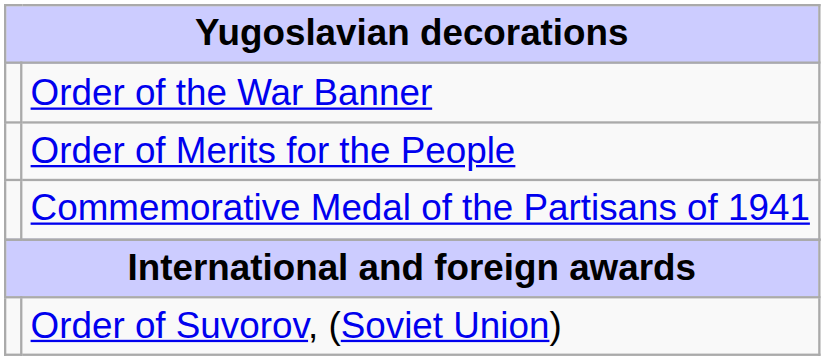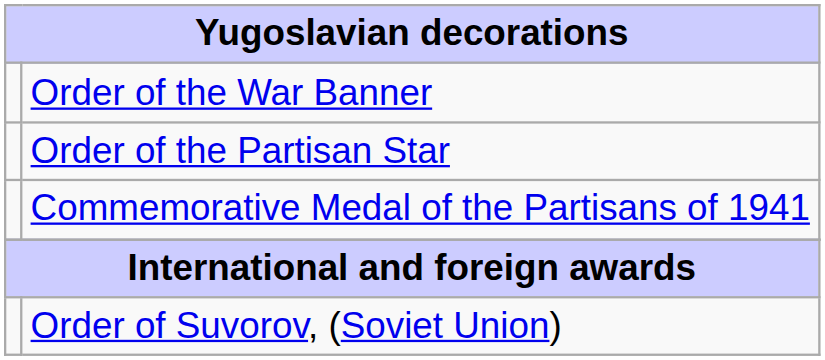+ row: (240, 150)
- row: (273, 150)
